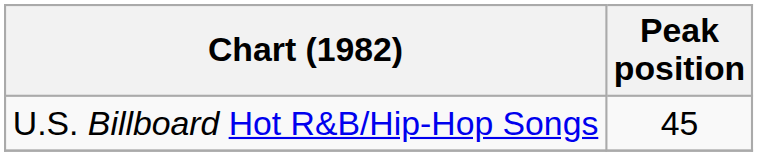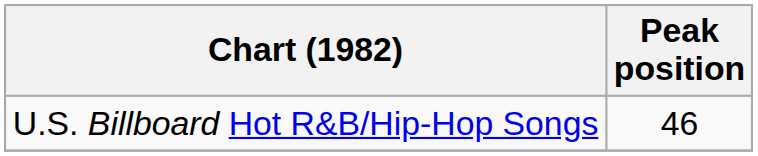(679, 122) 45 -> (679, 122) 46
